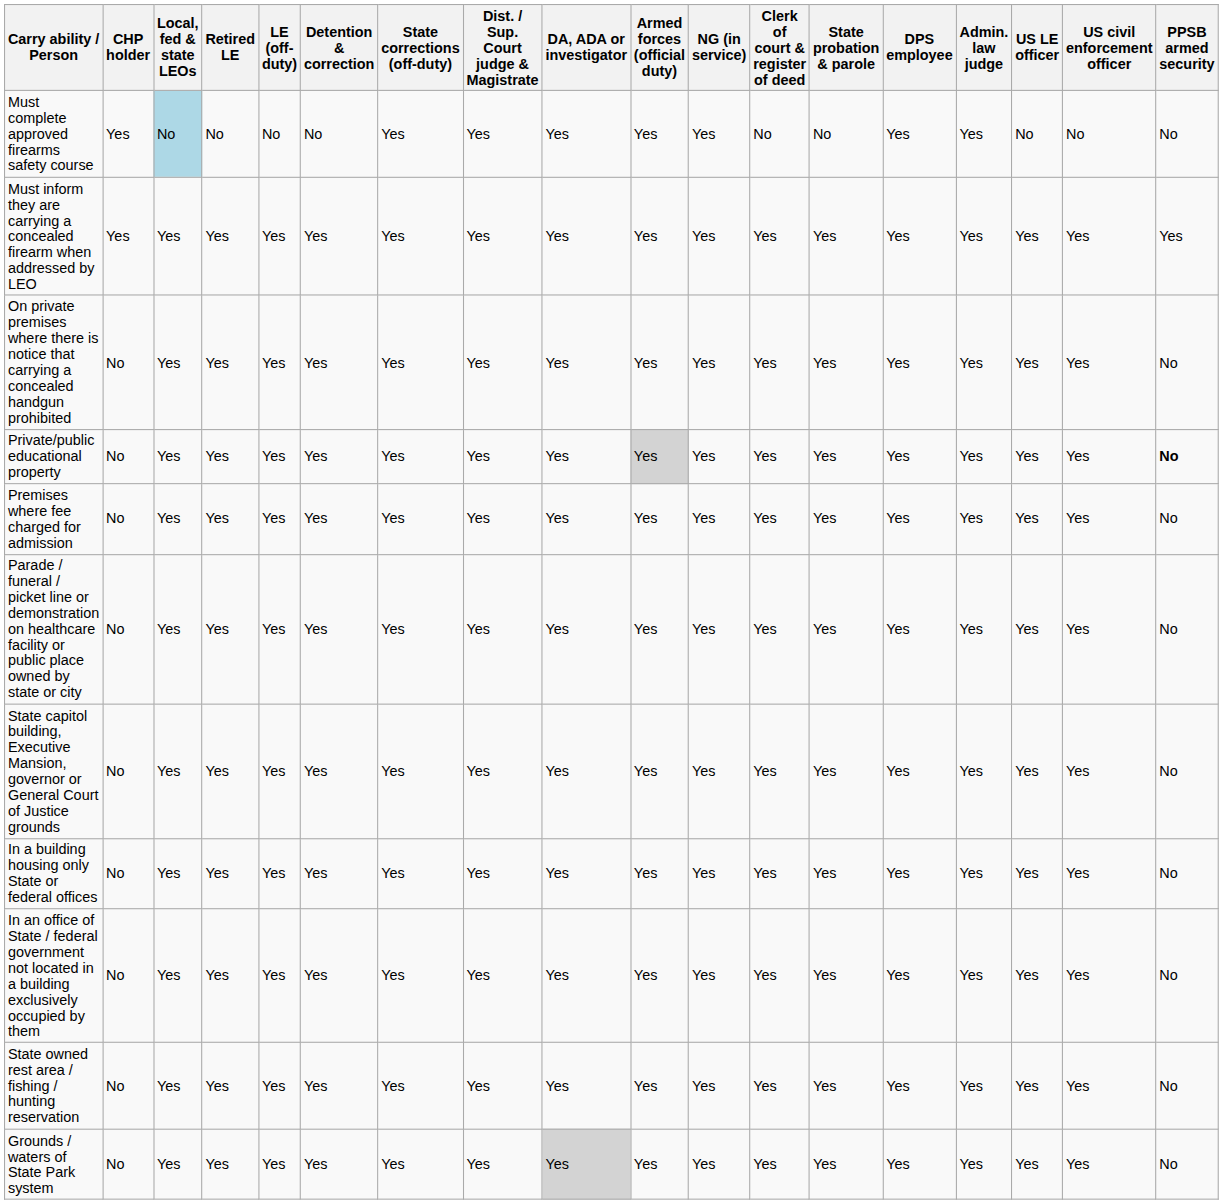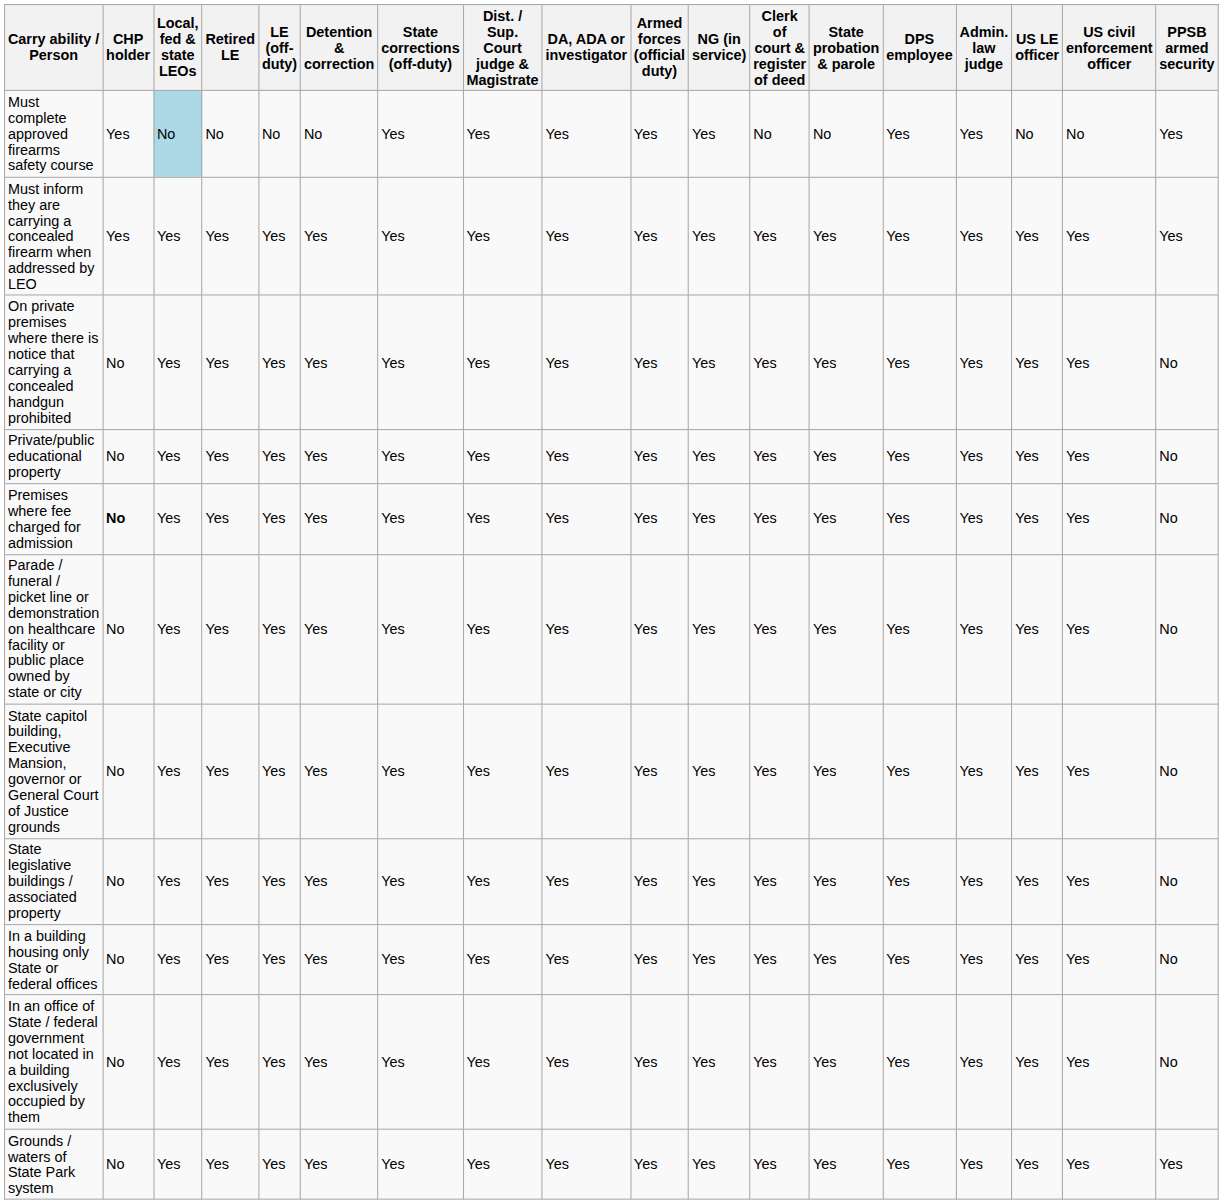(1169, 134) No -> (1171, 134) Yes
(646, 456) lightgrey background -> (646, 456) no background
(1169, 456) bold -> (1169, 456) normal
(115, 519) normal -> (116, 519) bold
+ row: (42, 881)
- row: (48, 1085)
(557, 1164) lightgrey background -> (557, 1164) no background
(1169, 1164) No -> (1171, 1164) Yes
